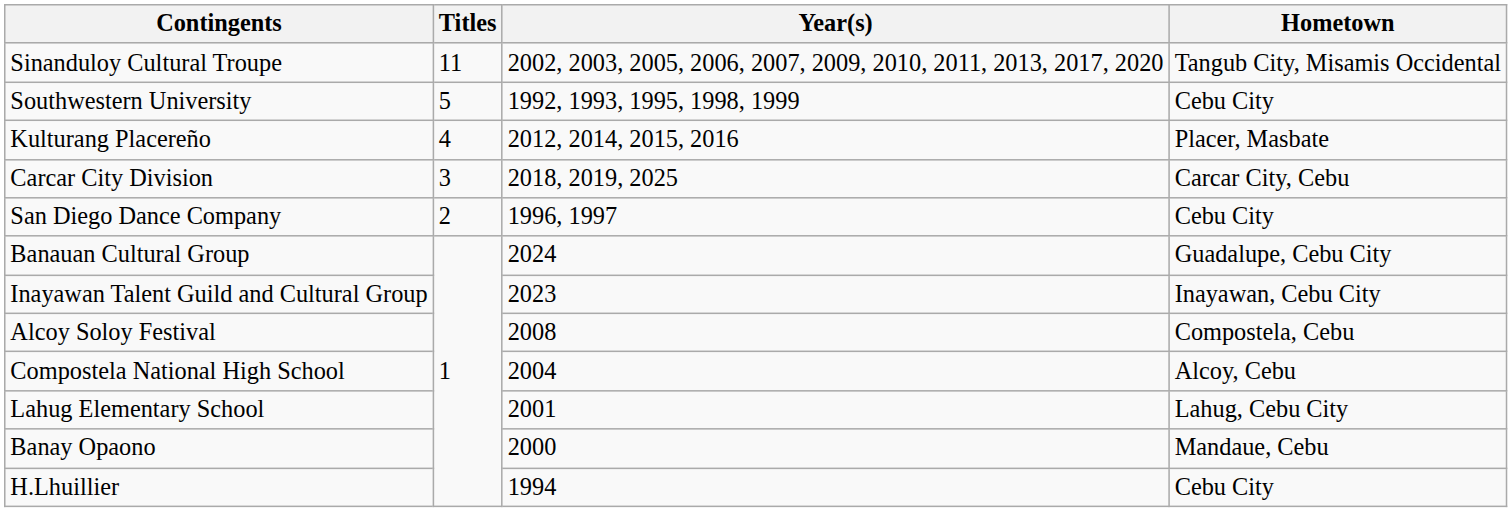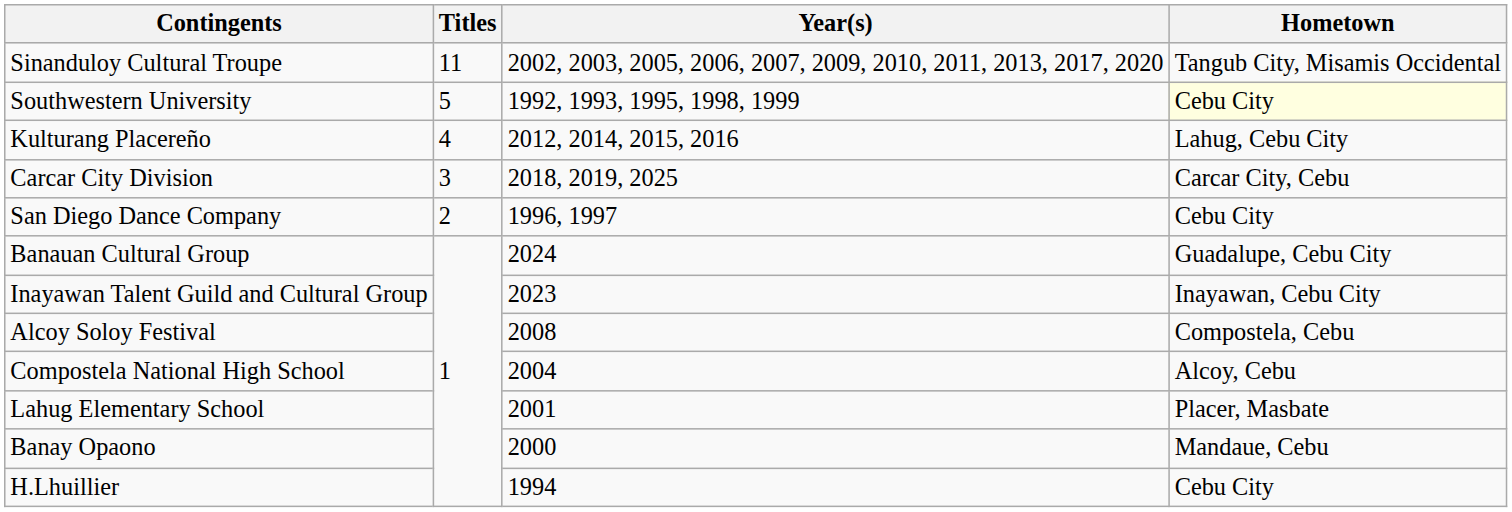(1224, 100) no background -> (1224, 100) lightyellow background
(1252, 139) Placer, Masbate -> (1261, 139) Lahug, Cebu City
(1261, 409) Lahug, Cebu City -> (1252, 409) Placer, Masbate
